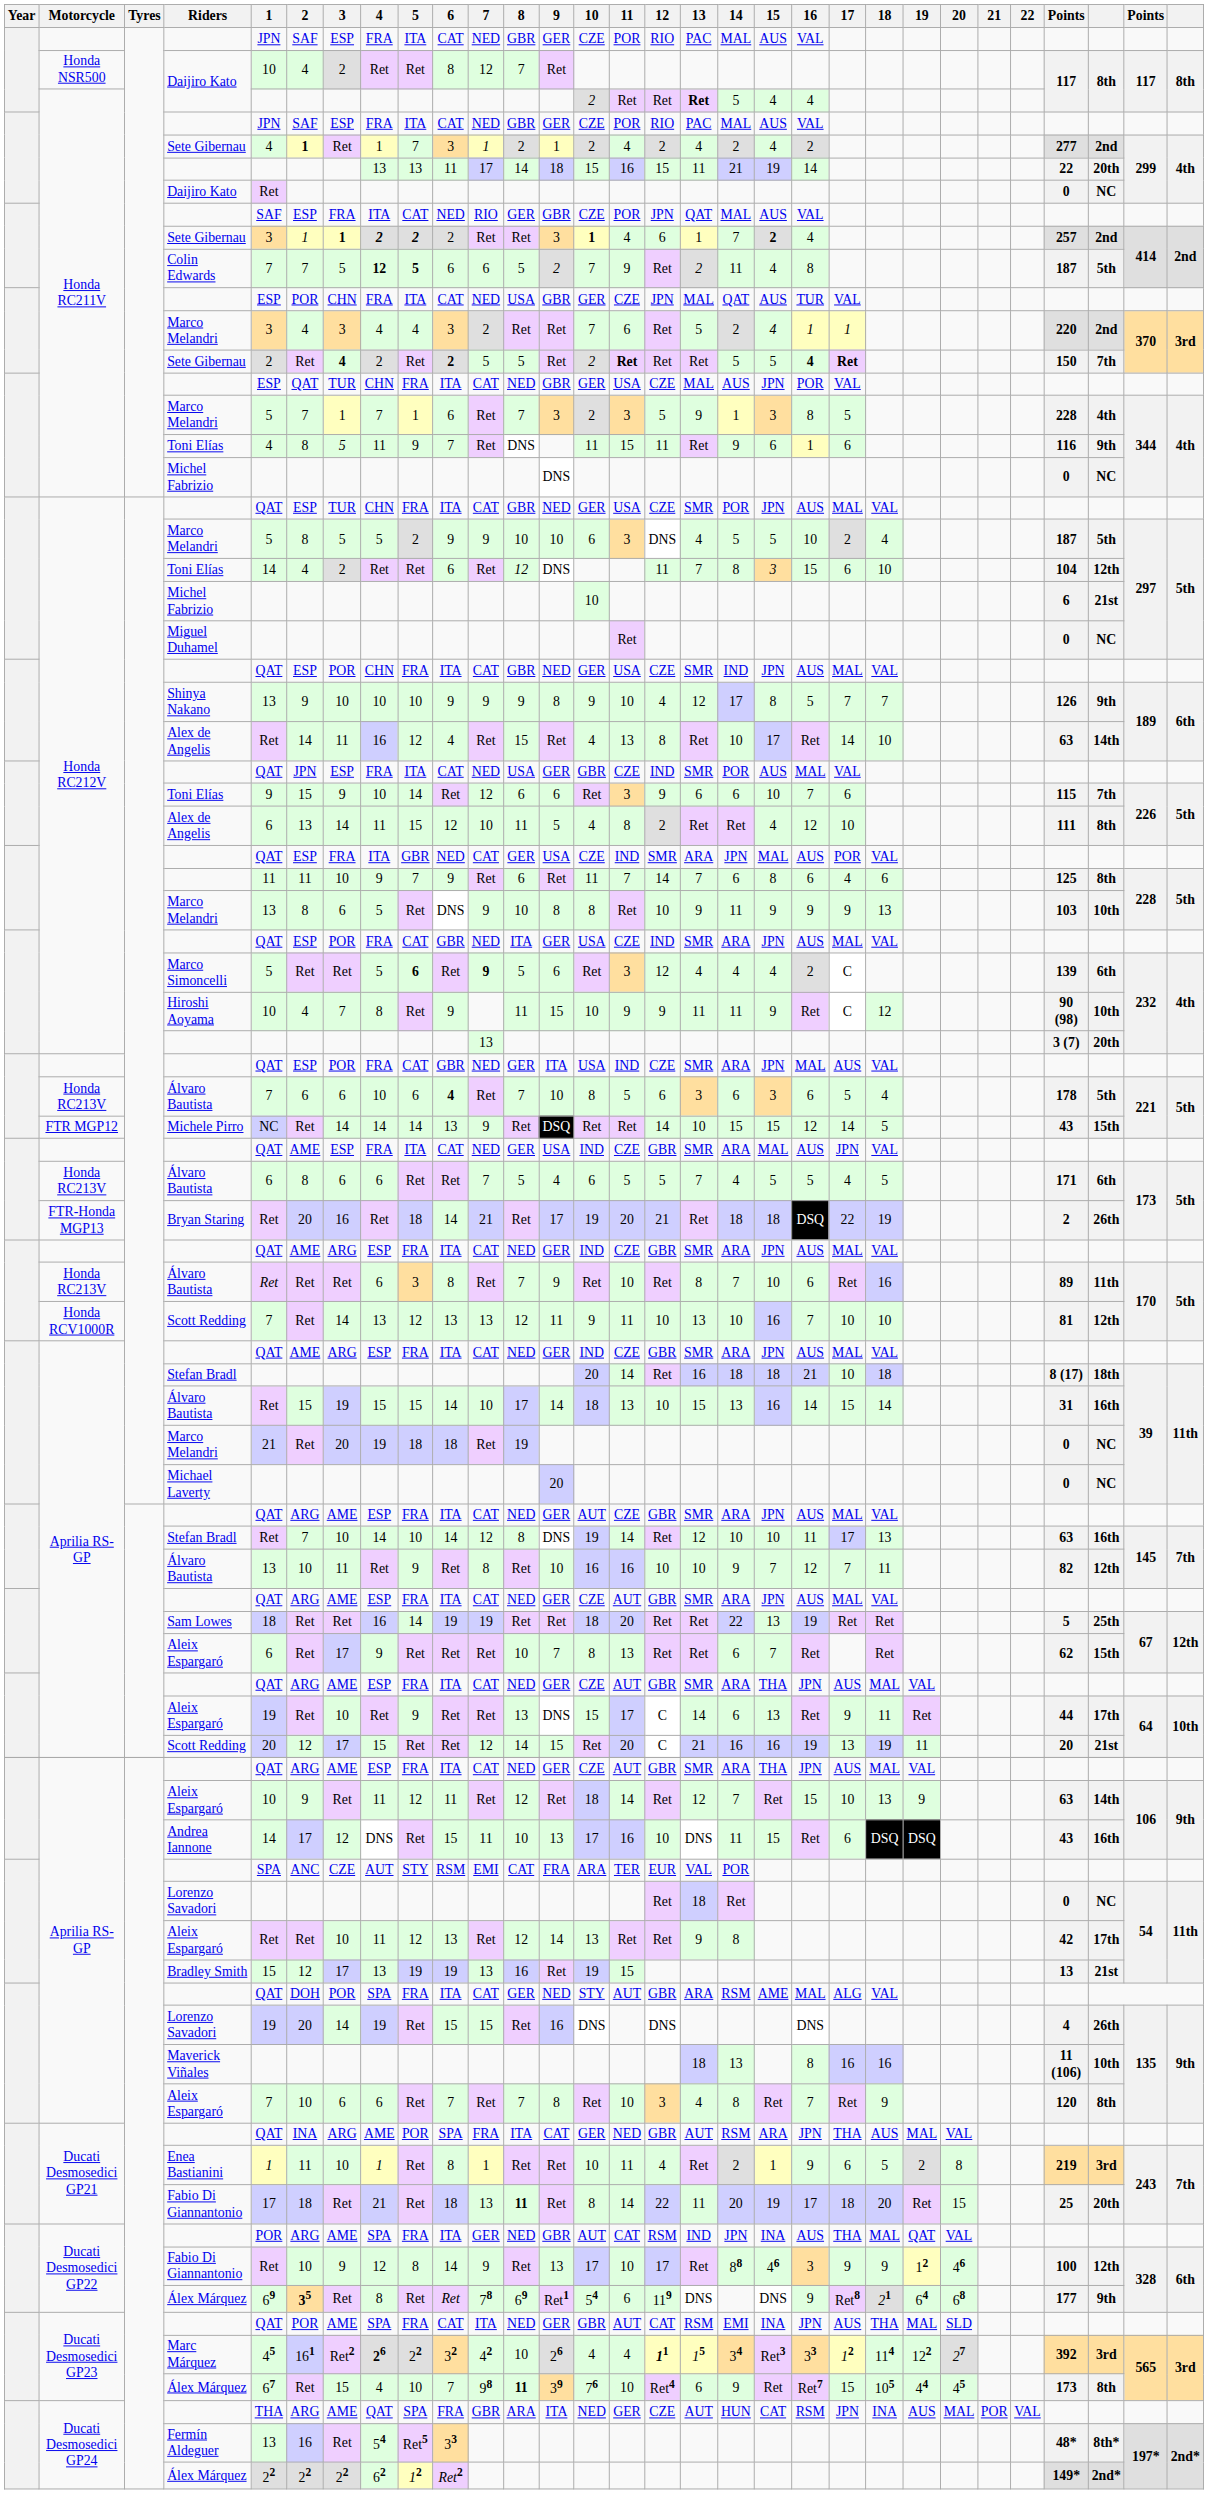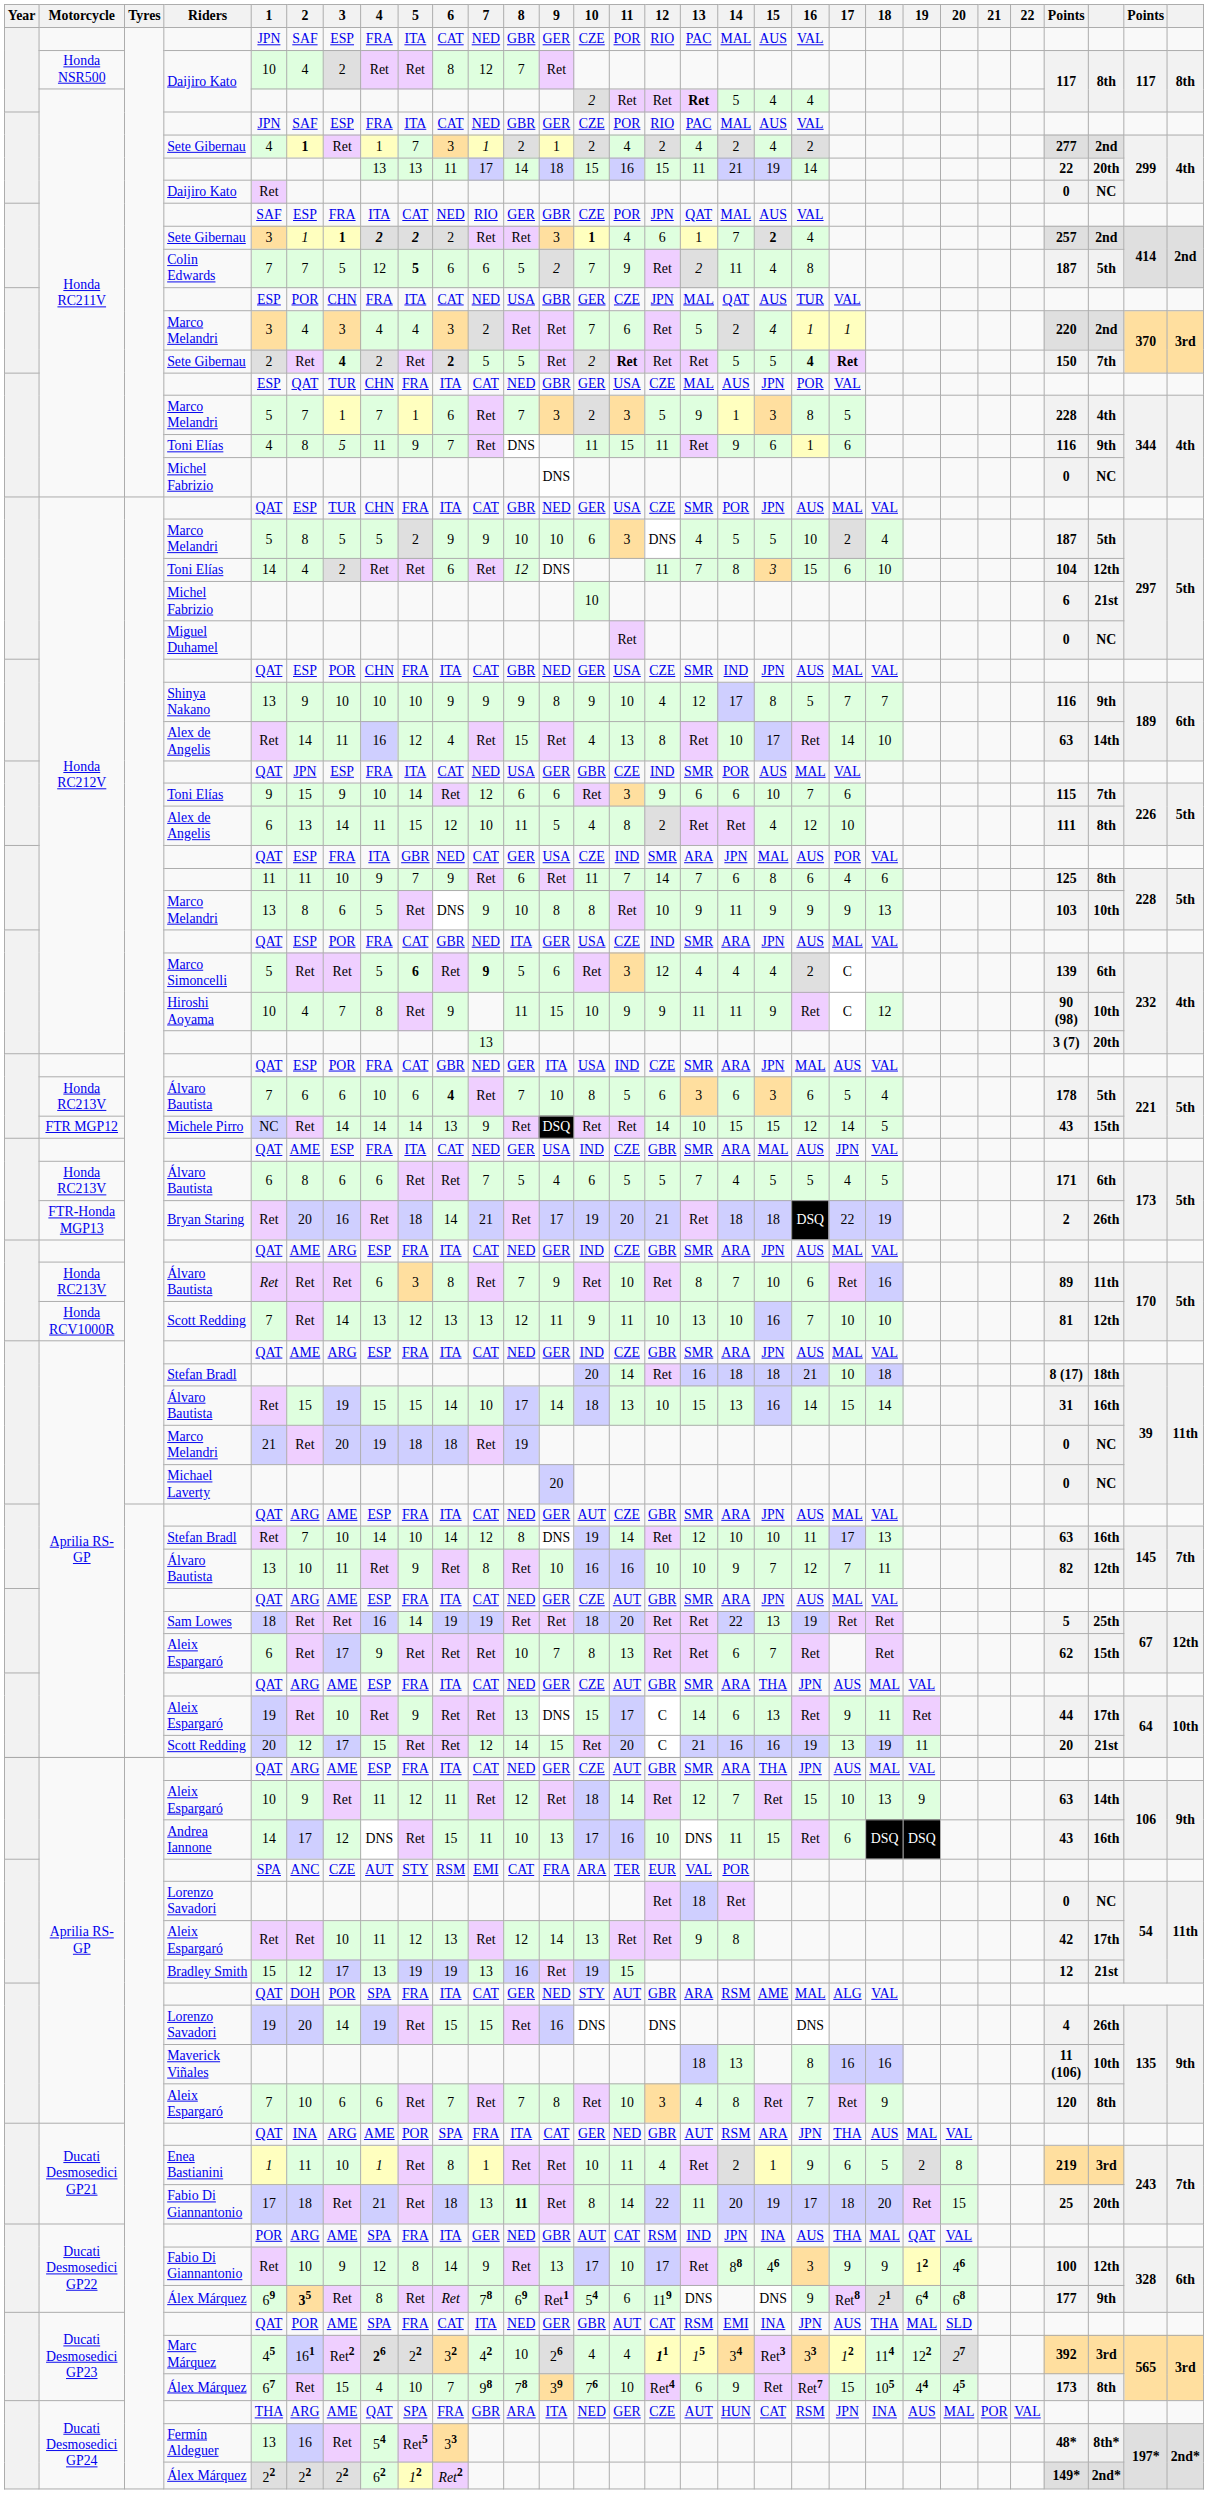(379, 268) bold -> (379, 268) normal
(1066, 702) 126 -> (1066, 702) 116
(1066, 1971) 13 -> (1066, 1971) 12
(521, 2387) 11 -> (521, 2387) 78
